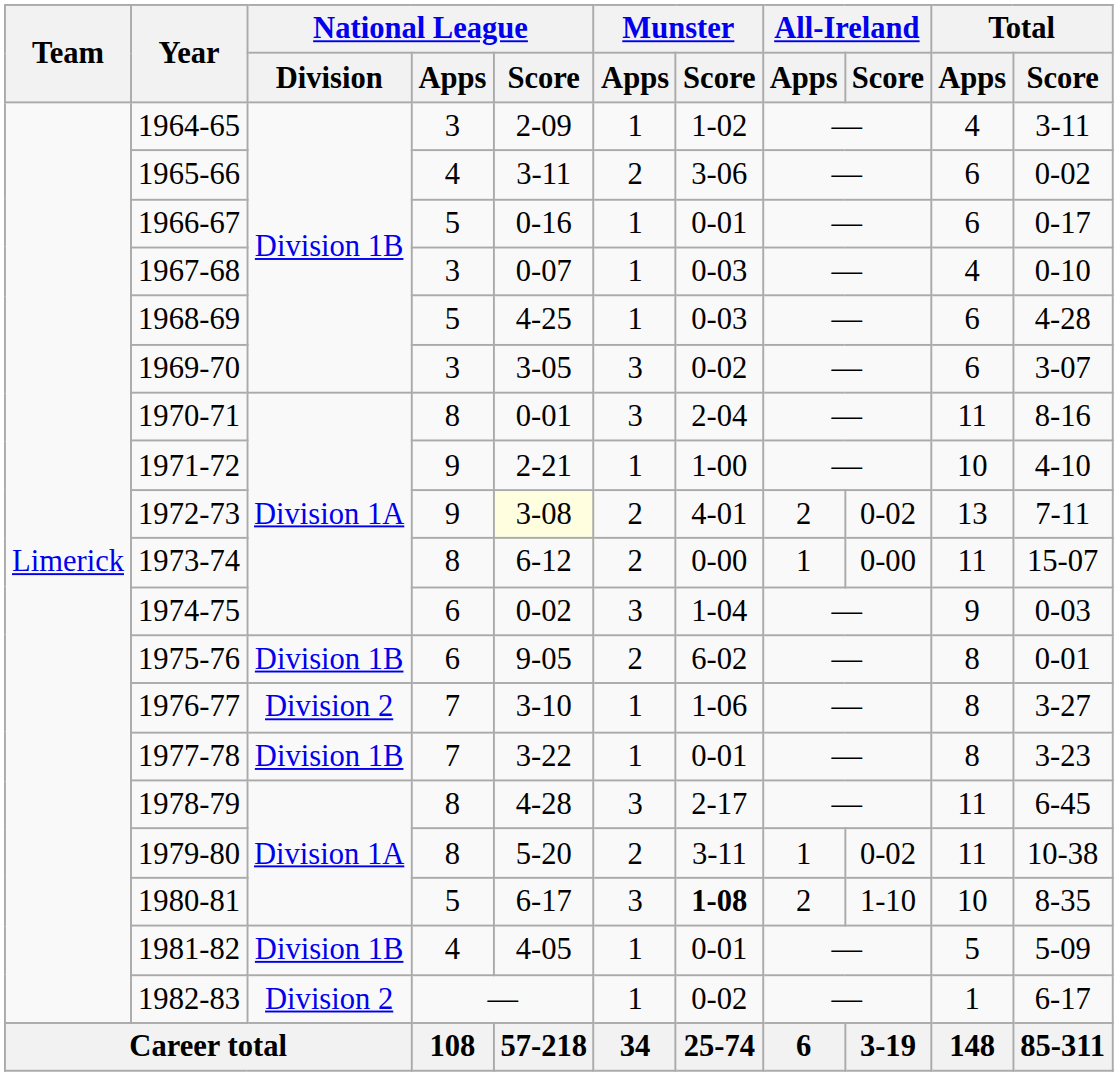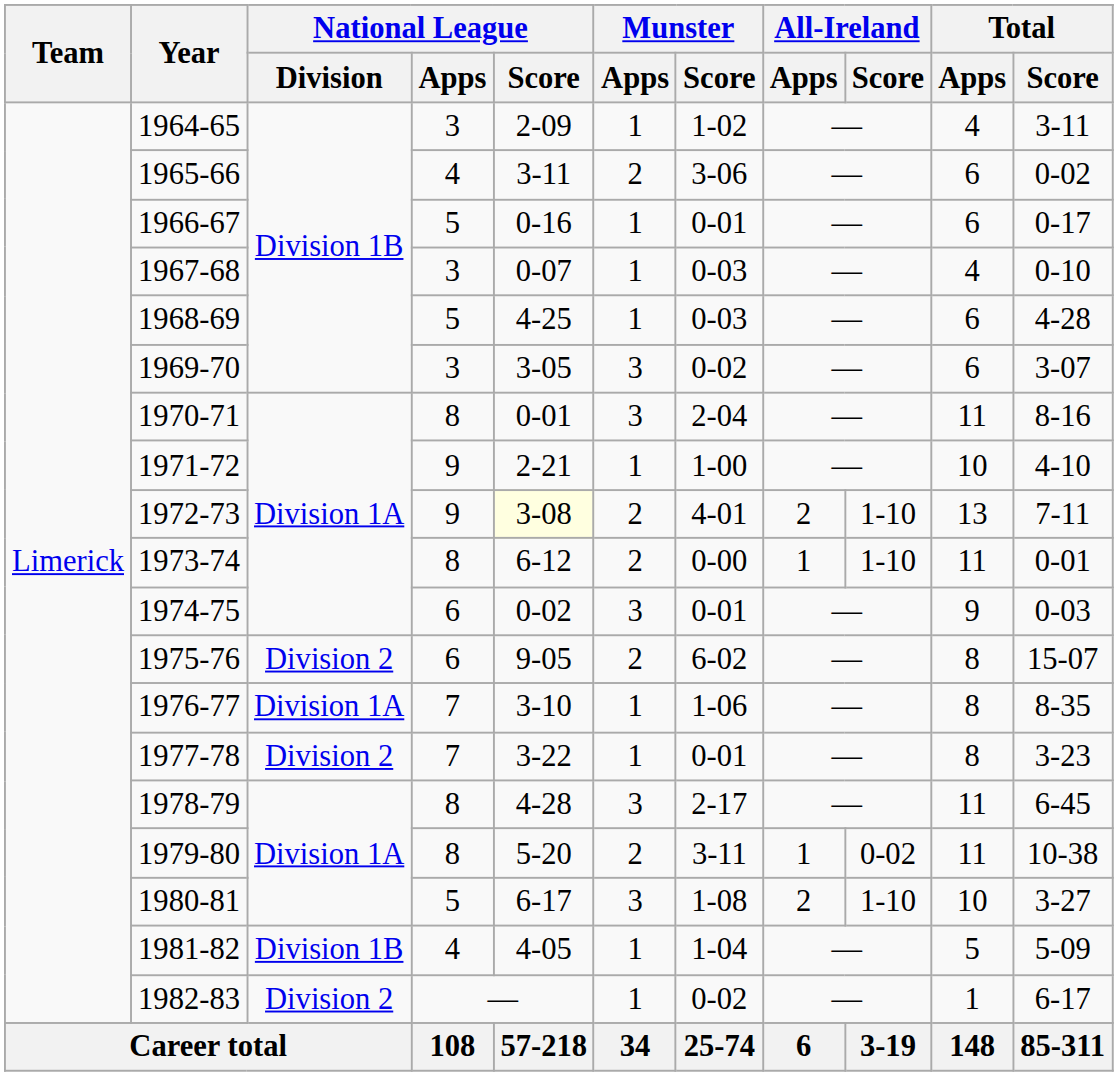(888, 513) 0-02 -> (888, 513) 1-10
(888, 561) 0-00 -> (888, 561) 1-10
(1063, 561) 15-07 -> (1063, 561) 0-01
(719, 610) 1-04 -> (719, 610) 0-01
(329, 658) Division 1B -> (329, 658) Division 2
(1063, 658) 0-01 -> (1063, 658) 15-07
(329, 707) Division 2 -> (329, 707) Division 1A
(1063, 707) 3-27 -> (1063, 707) 8-35
(329, 755) Division 1B -> (329, 755) Division 2
(719, 901) bold -> (719, 901) normal
(1063, 901) 8-35 -> (1063, 901) 3-27
(719, 949) 0-01 -> (719, 949) 1-04
